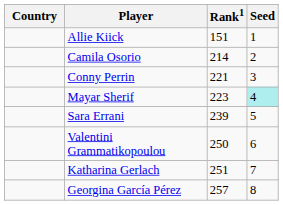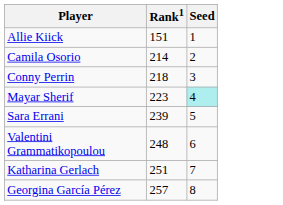- column: (35, 16)
(219, 77) 221 -> (159, 77) 218
(219, 143) 250 -> (159, 143) 248
